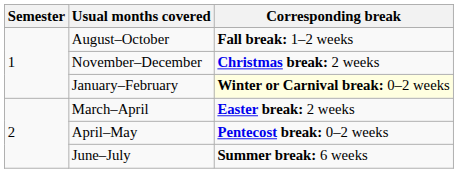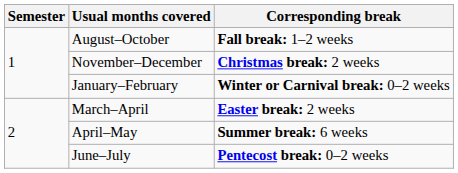(334, 86) lightyellow background -> (334, 86) no background
(303, 132) Pentecost break: 0–2 weeks -> (293, 132) Summer break: 6 weeks
(293, 156) Summer break: 6 weeks -> (303, 156) Pentecost break: 0–2 weeks
